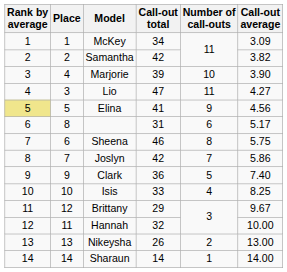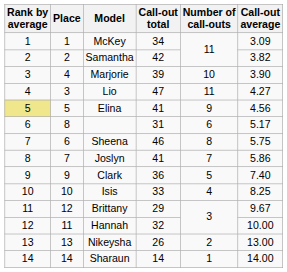(158, 158) 42 -> (158, 158) 41
